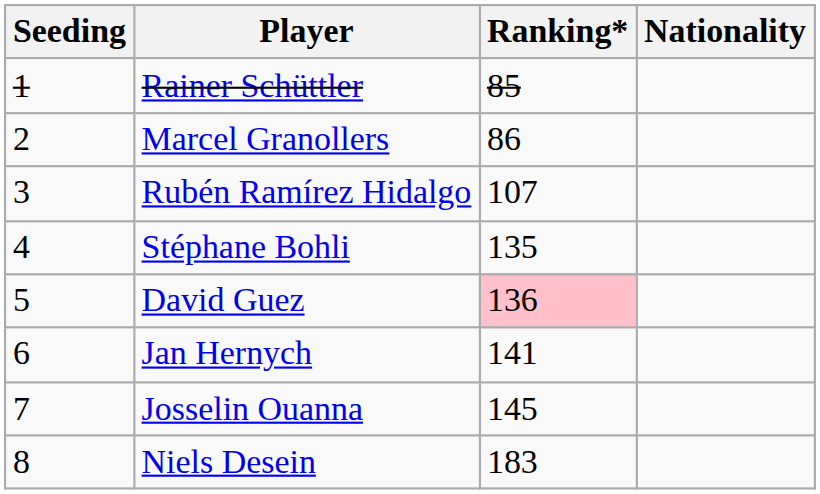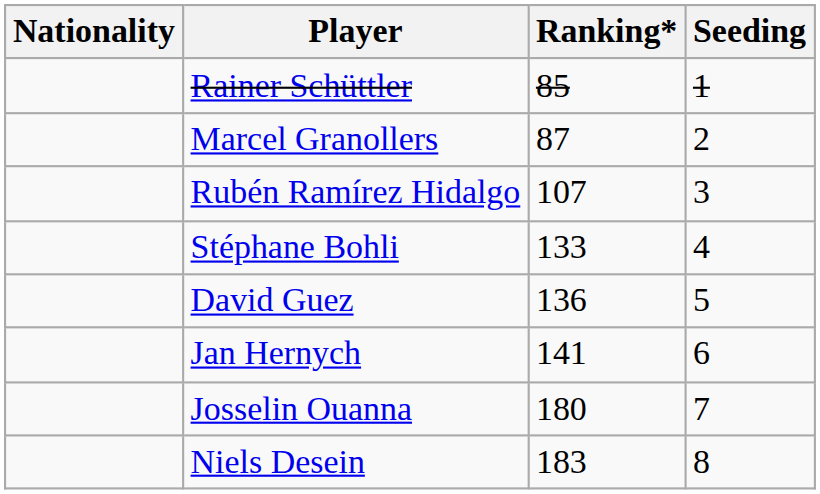columns swapped: (725, 31) <-> (69, 31)
(504, 138) 86 -> (553, 138) 87
(512, 246) 135 -> (561, 246) 133
(512, 300) pink background -> (561, 300) no background
(512, 407) 145 -> (561, 407) 180
